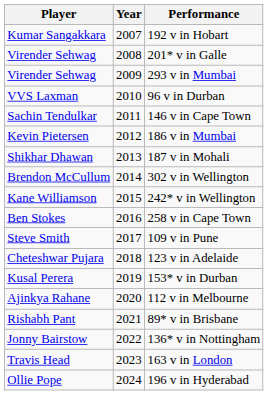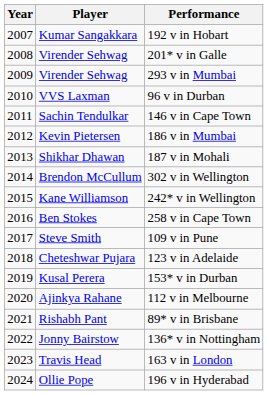columns swapped: (129, 14) <-> (59, 14)
